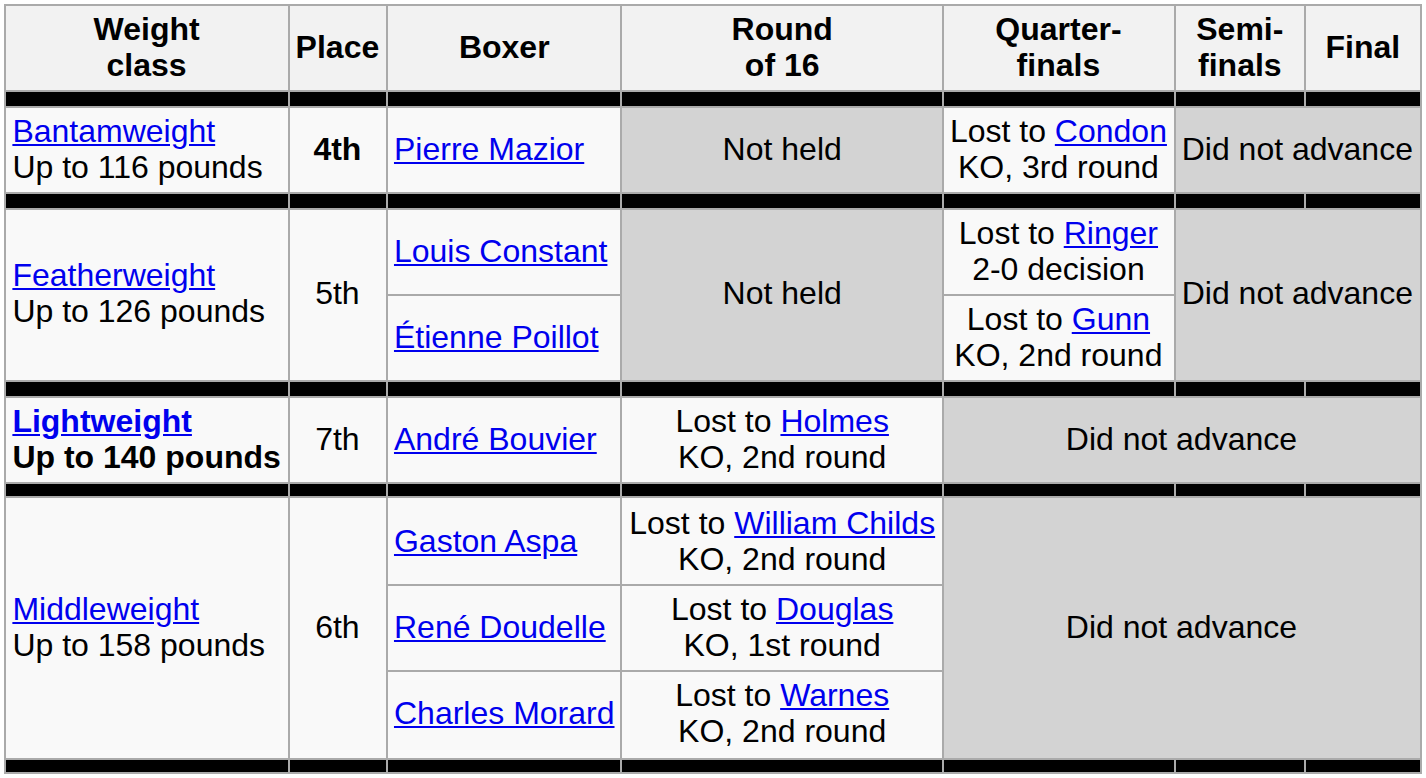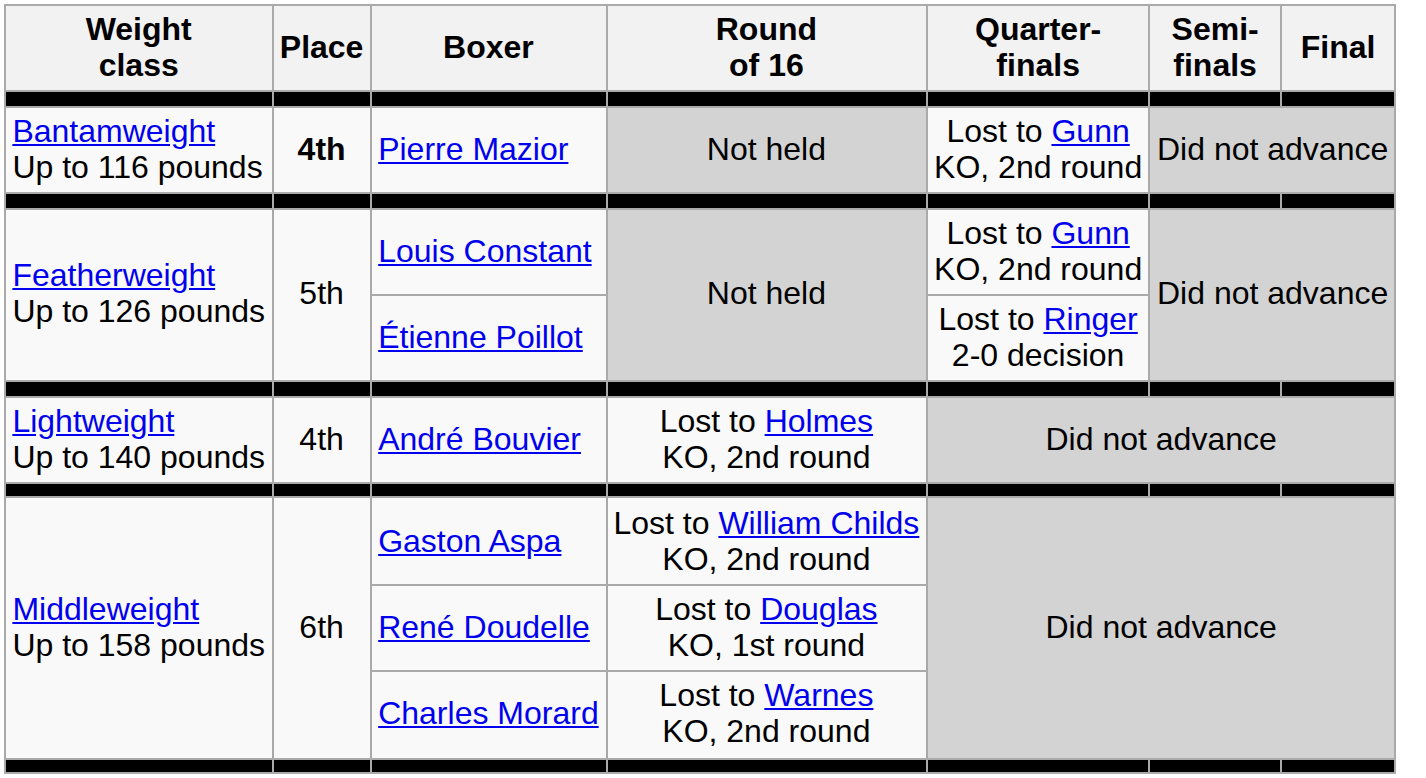(1058, 149) Lost to Condon KO, 3rd round -> (1038, 149) Lost to Gunn KO, 2nd round
(1058, 250) Lost to Ringer 2-0 decision -> (1038, 250) Lost to Gunn KO, 2nd round
(1058, 337) Lost to Gunn KO, 2nd round -> (1038, 337) Lost to Ringer 2-0 decision
(147, 439) bold -> (139, 439) normal
(337, 439) 7th -> (322, 439) 4th
